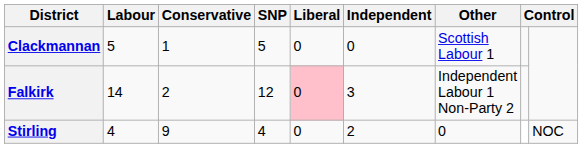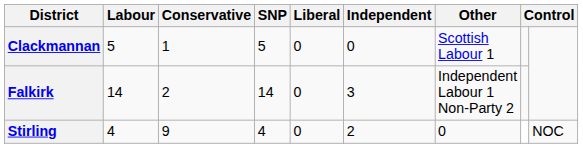(266, 92) 12 -> (266, 92) 14
(298, 92) pink background -> (298, 92) no background
